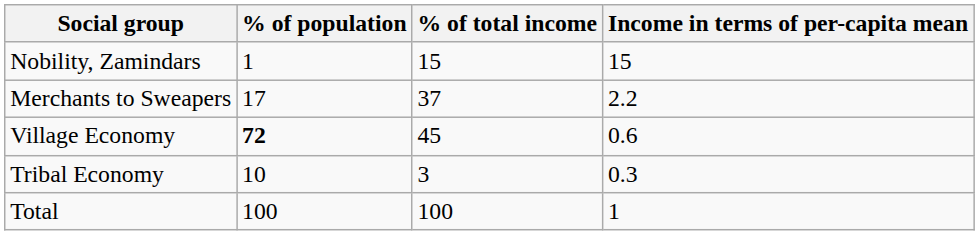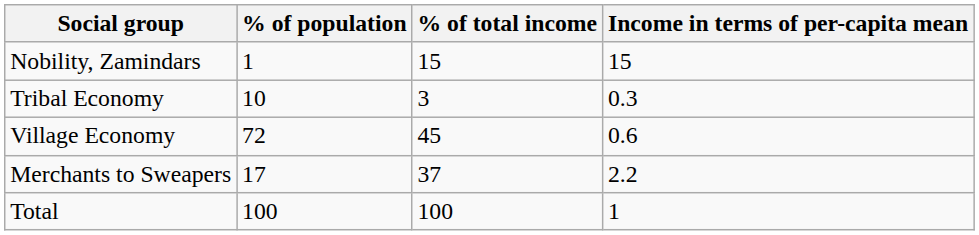rows swapped: (121, 98) <-> (87, 173)
(254, 135) bold -> (254, 135) normal
